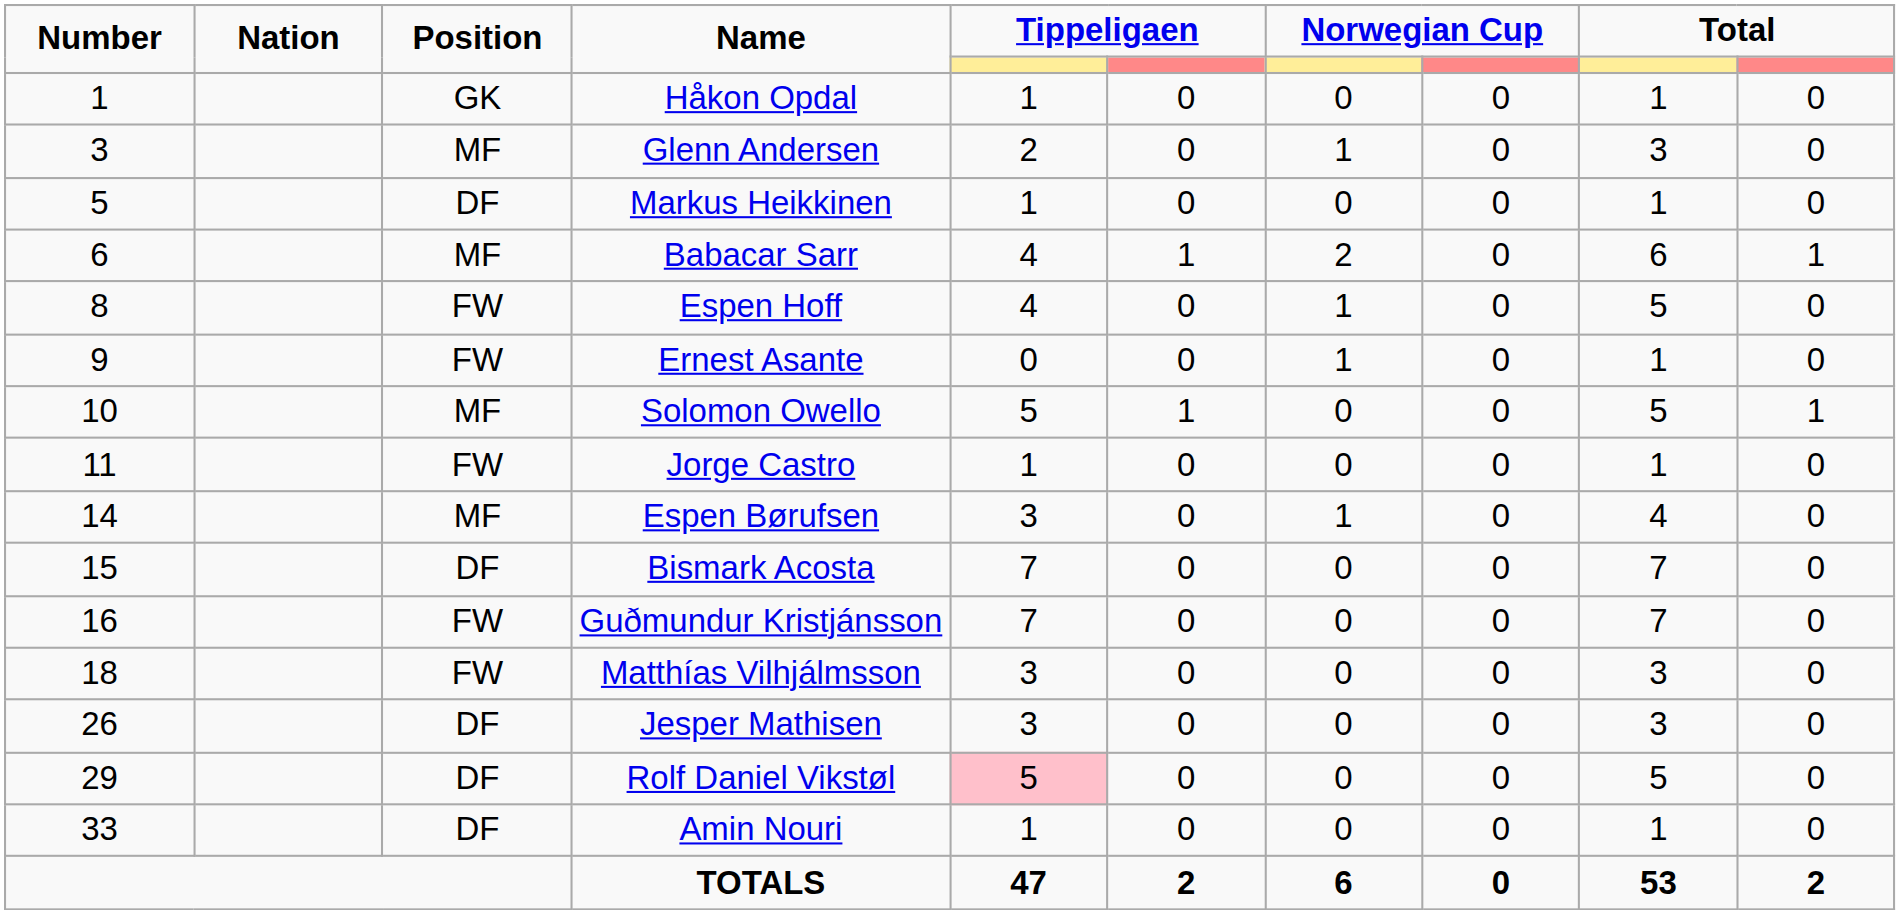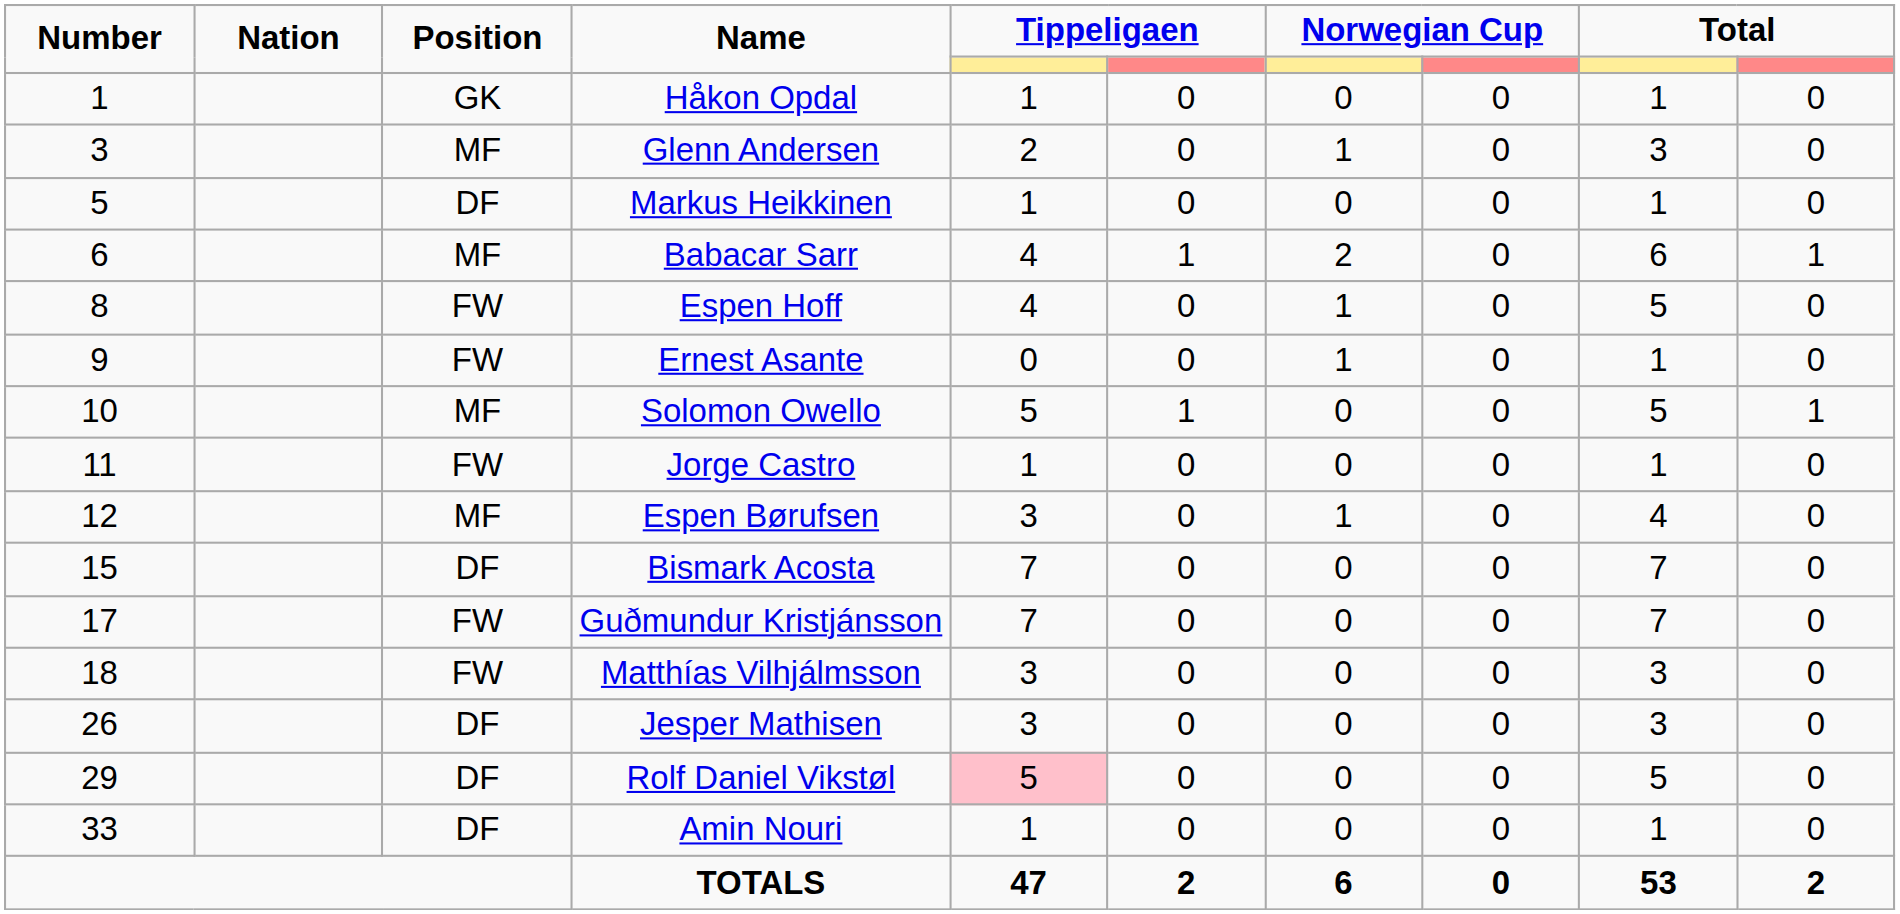(100, 516) 14 -> (100, 516) 12
(100, 620) 16 -> (100, 620) 17
